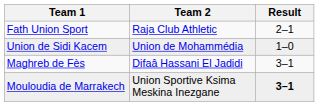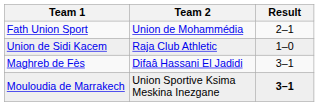(175, 30) Raja Club Athletic -> (188, 30) Union de Mohammédia
(188, 47) Union de Mohammédia -> (175, 47) Raja Club Athletic
